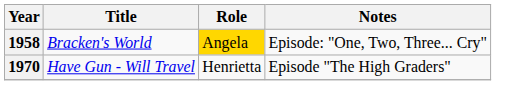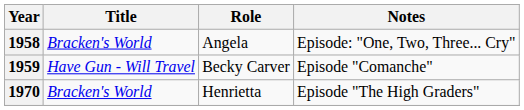(225, 42) gold background -> (225, 42) no background
+ row: (24, 67)
(121, 67) Have Gun - Will Travel -> (99, 92) Bracken's World
